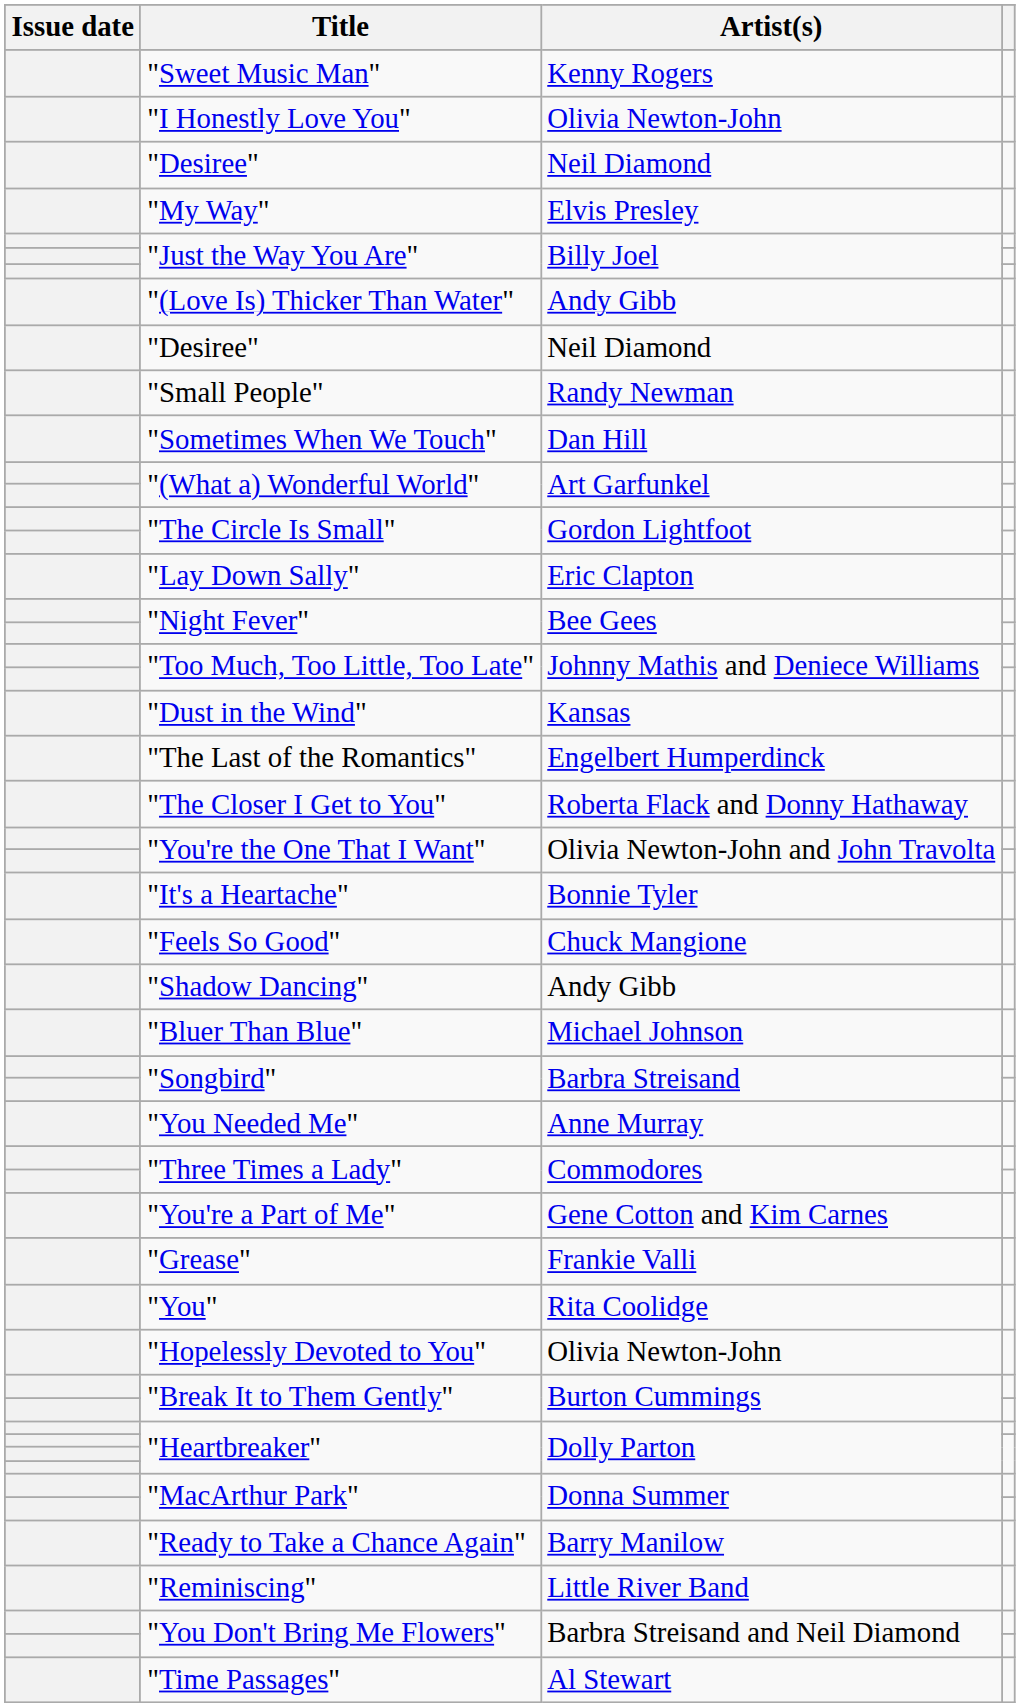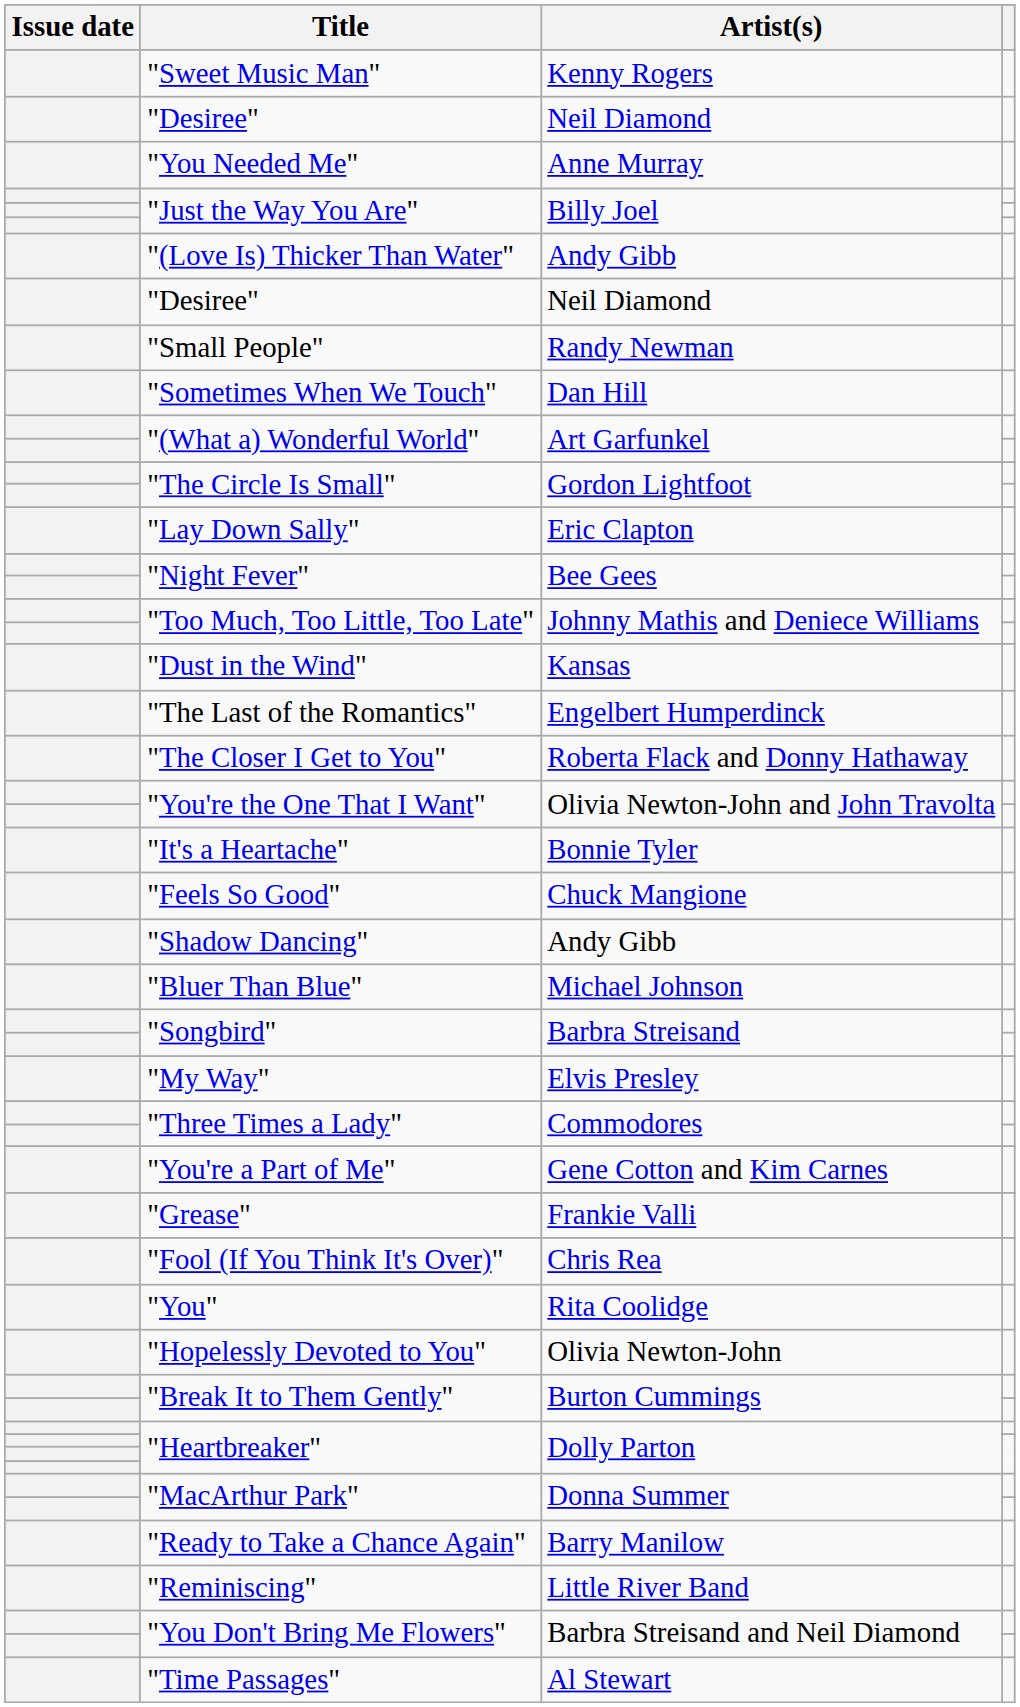- row: (279, 118)
rows swapped: (208, 210) <-> (253, 1123)
+ row: (325, 1260)
